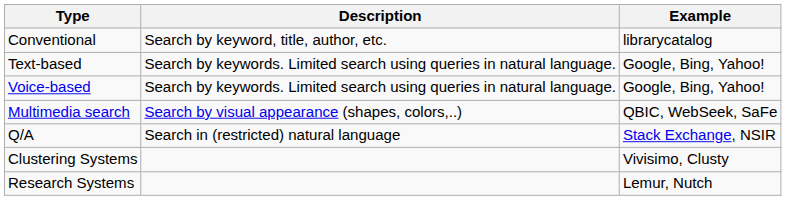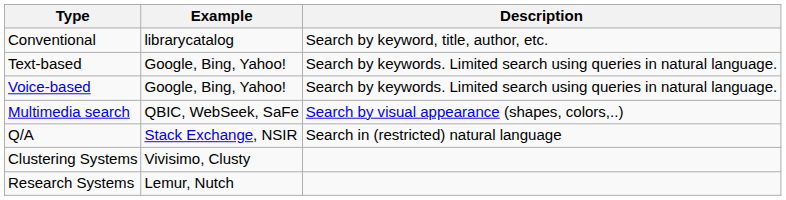columns swapped: (700, 16) <-> (380, 16)
